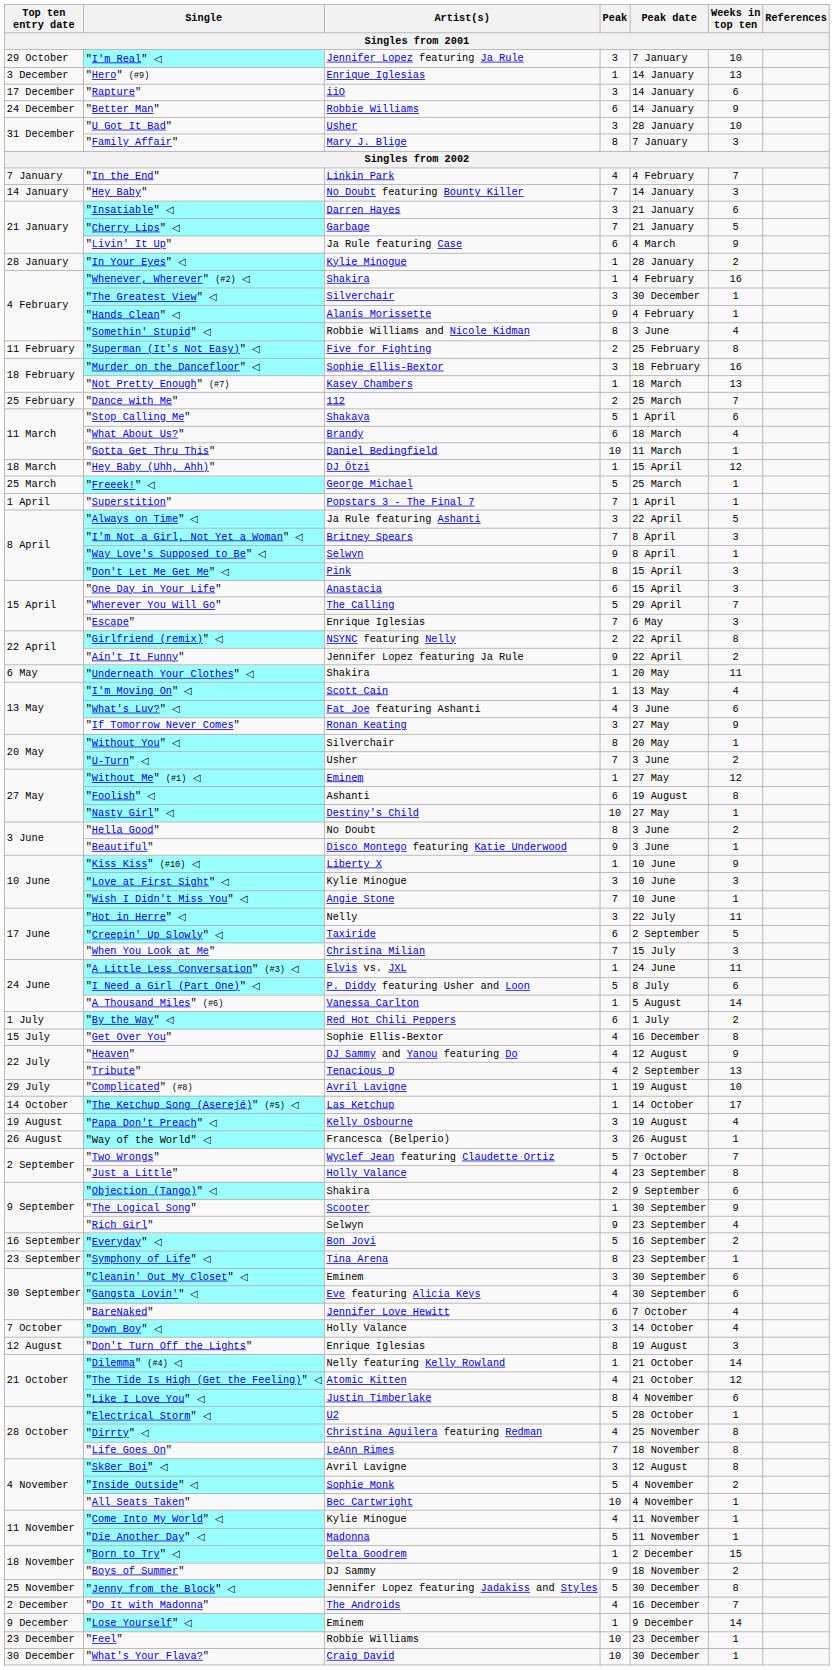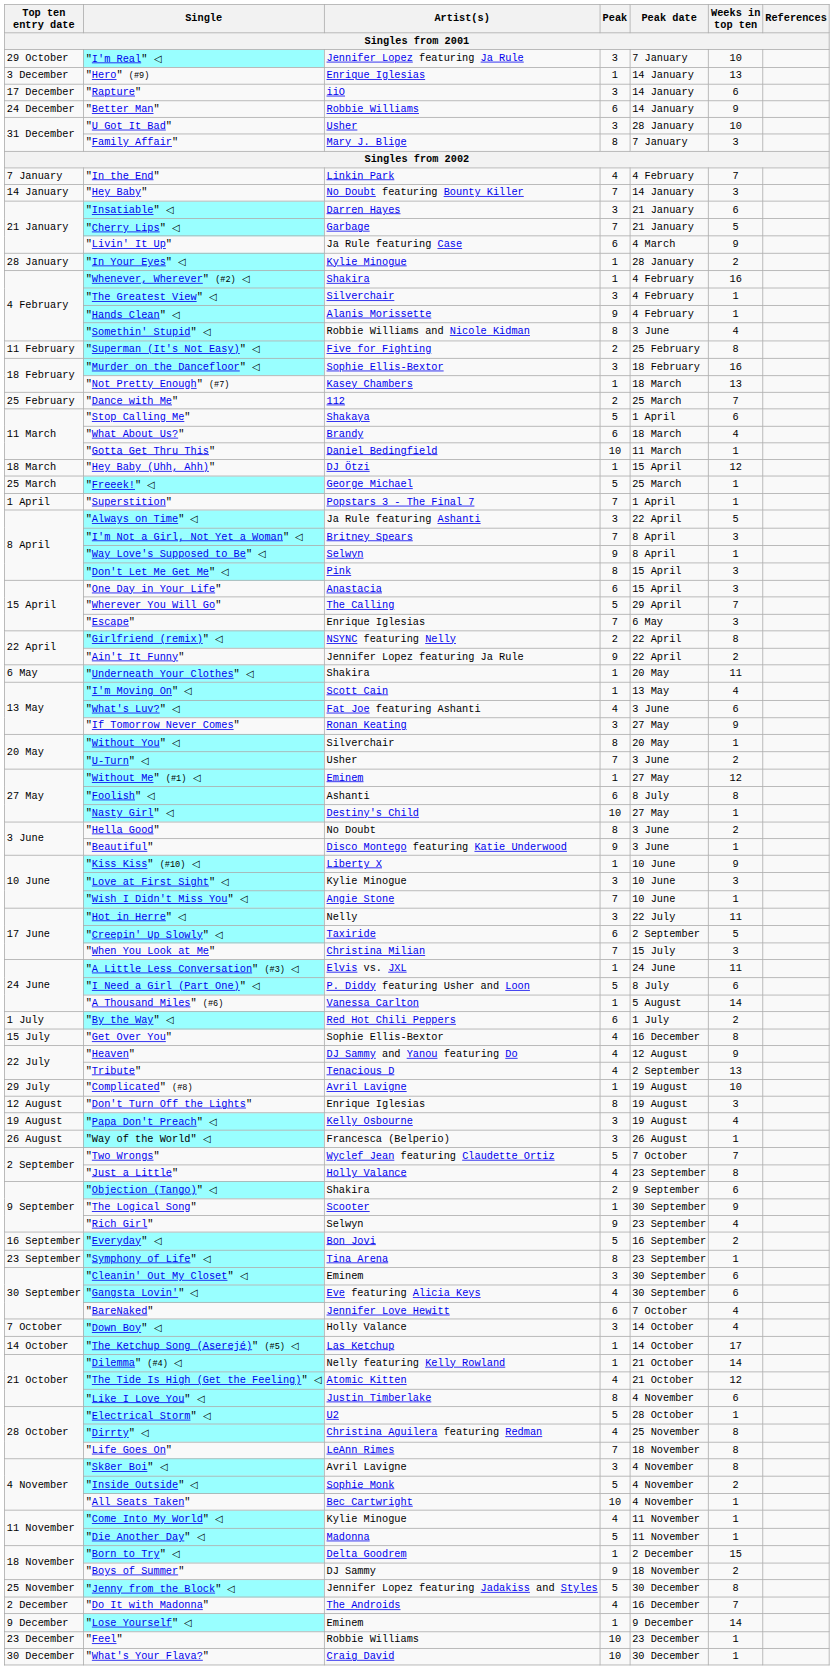(666, 297) 30 December -> (663, 297) 4 February
(660, 796) 19 August -> (651, 796) 8 July
rows swapped: (169, 1346) <-> (192, 1105)
(660, 1467) 12 August -> (663, 1467) 4 November
